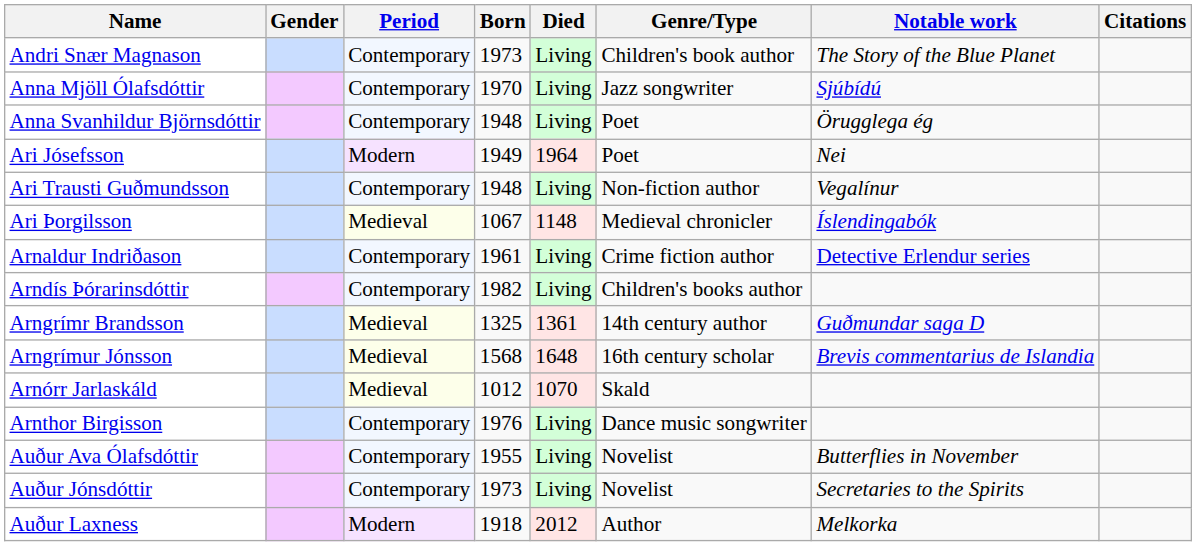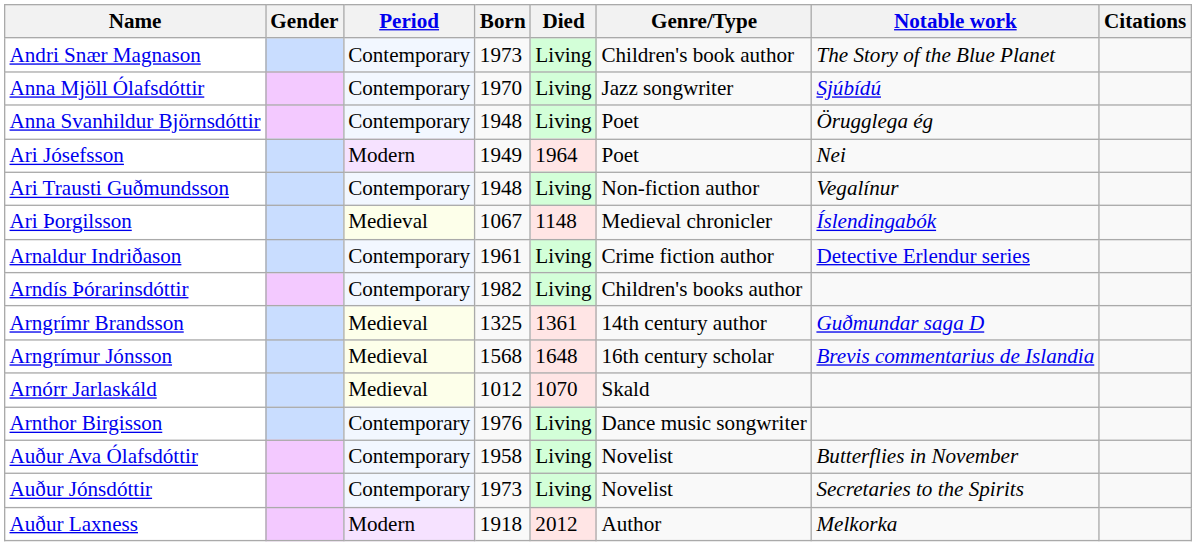(501, 456) 1955 -> (501, 456) 1958
